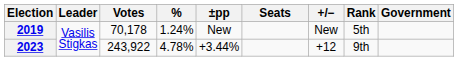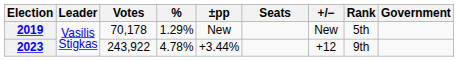(177, 30) 1.24% -> (177, 30) 1.29%
